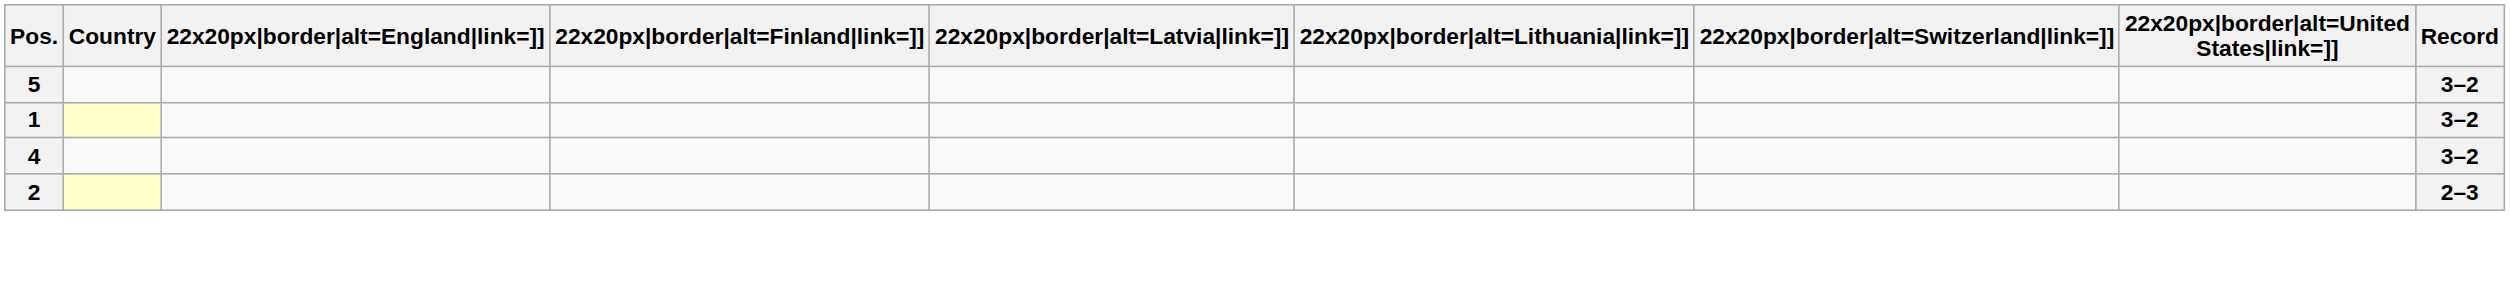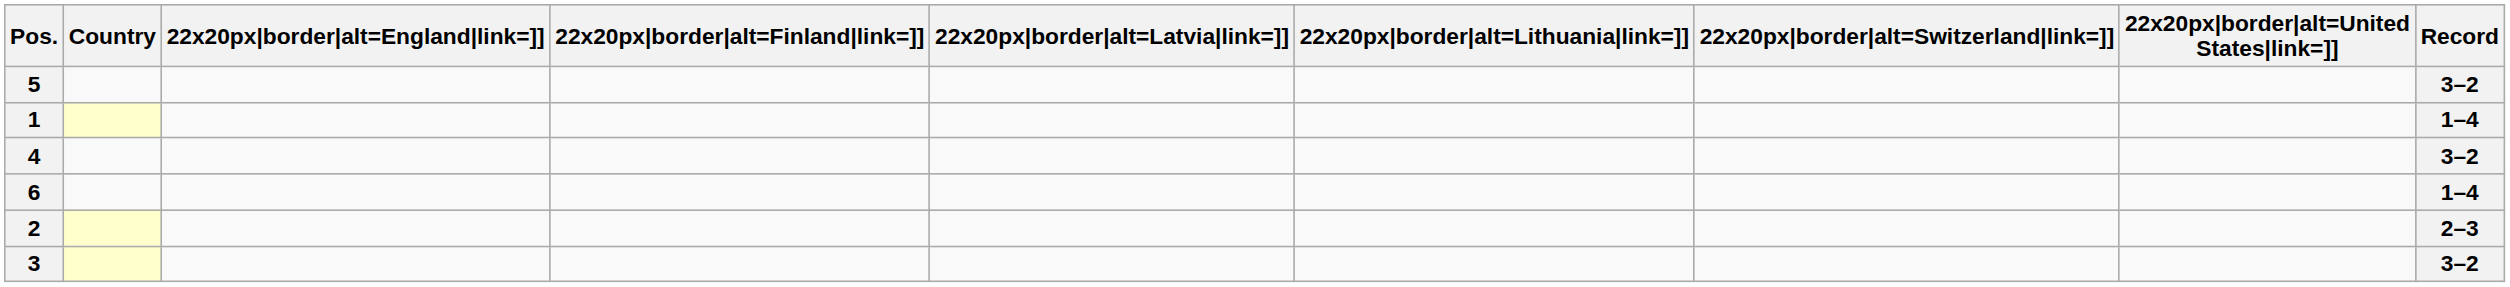(2460, 120) 3–2 -> (2460, 120) 1–4
+ row: (34, 192)
+ row: (34, 264)
